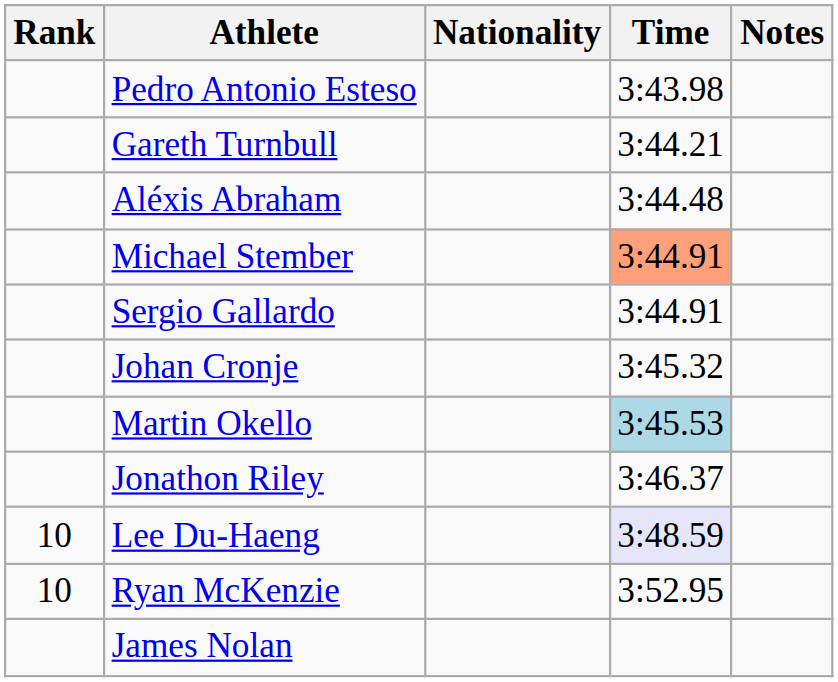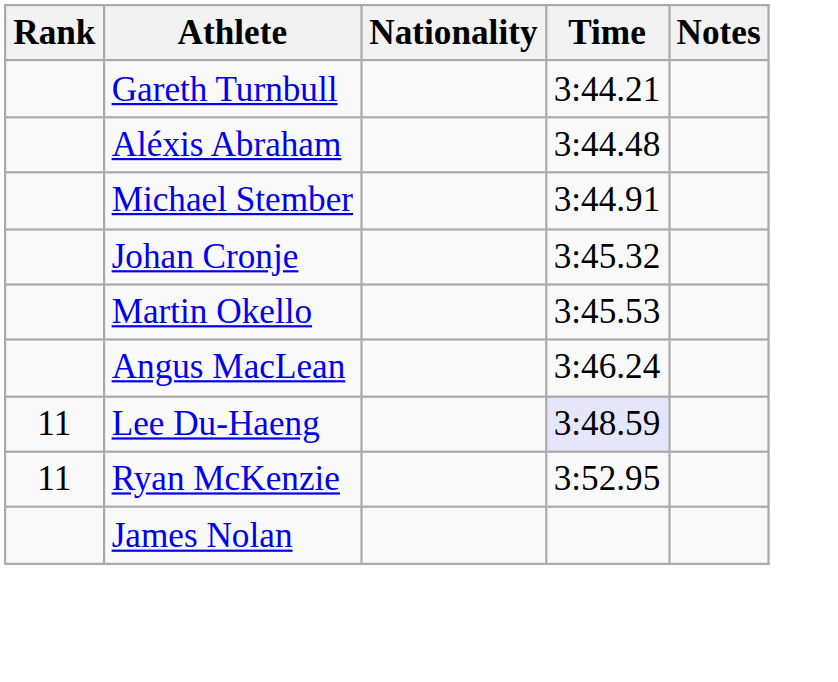- row: (264, 88)
(671, 255) lightsalmon background -> (607, 199) no background
- row: (223, 311)
(671, 423) lightblue background -> (607, 311) no background
+ row: (228, 367)
- row: (218, 479)
(54, 534) 10 -> (54, 423) 11
(54, 590) 10 -> (54, 479) 11
